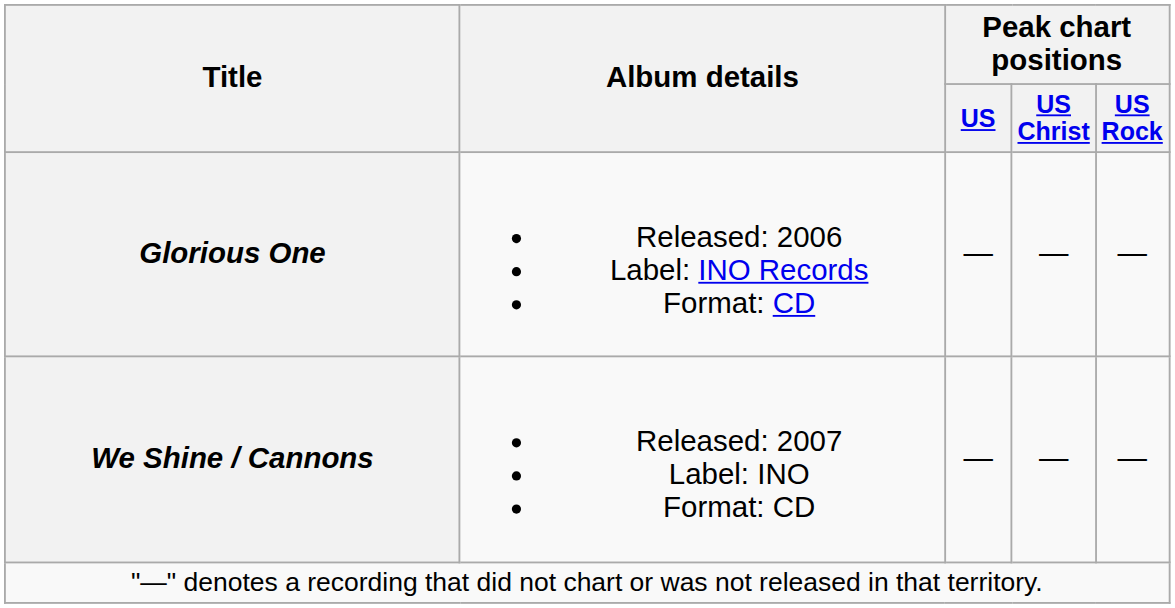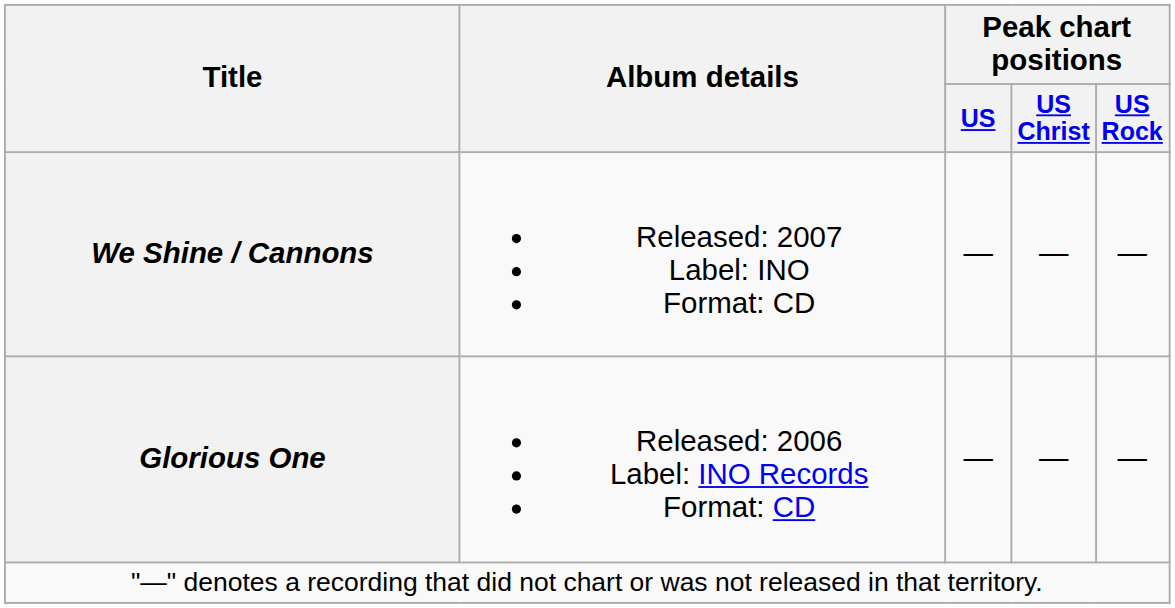rows swapped: (233, 253) <-> (233, 458)
